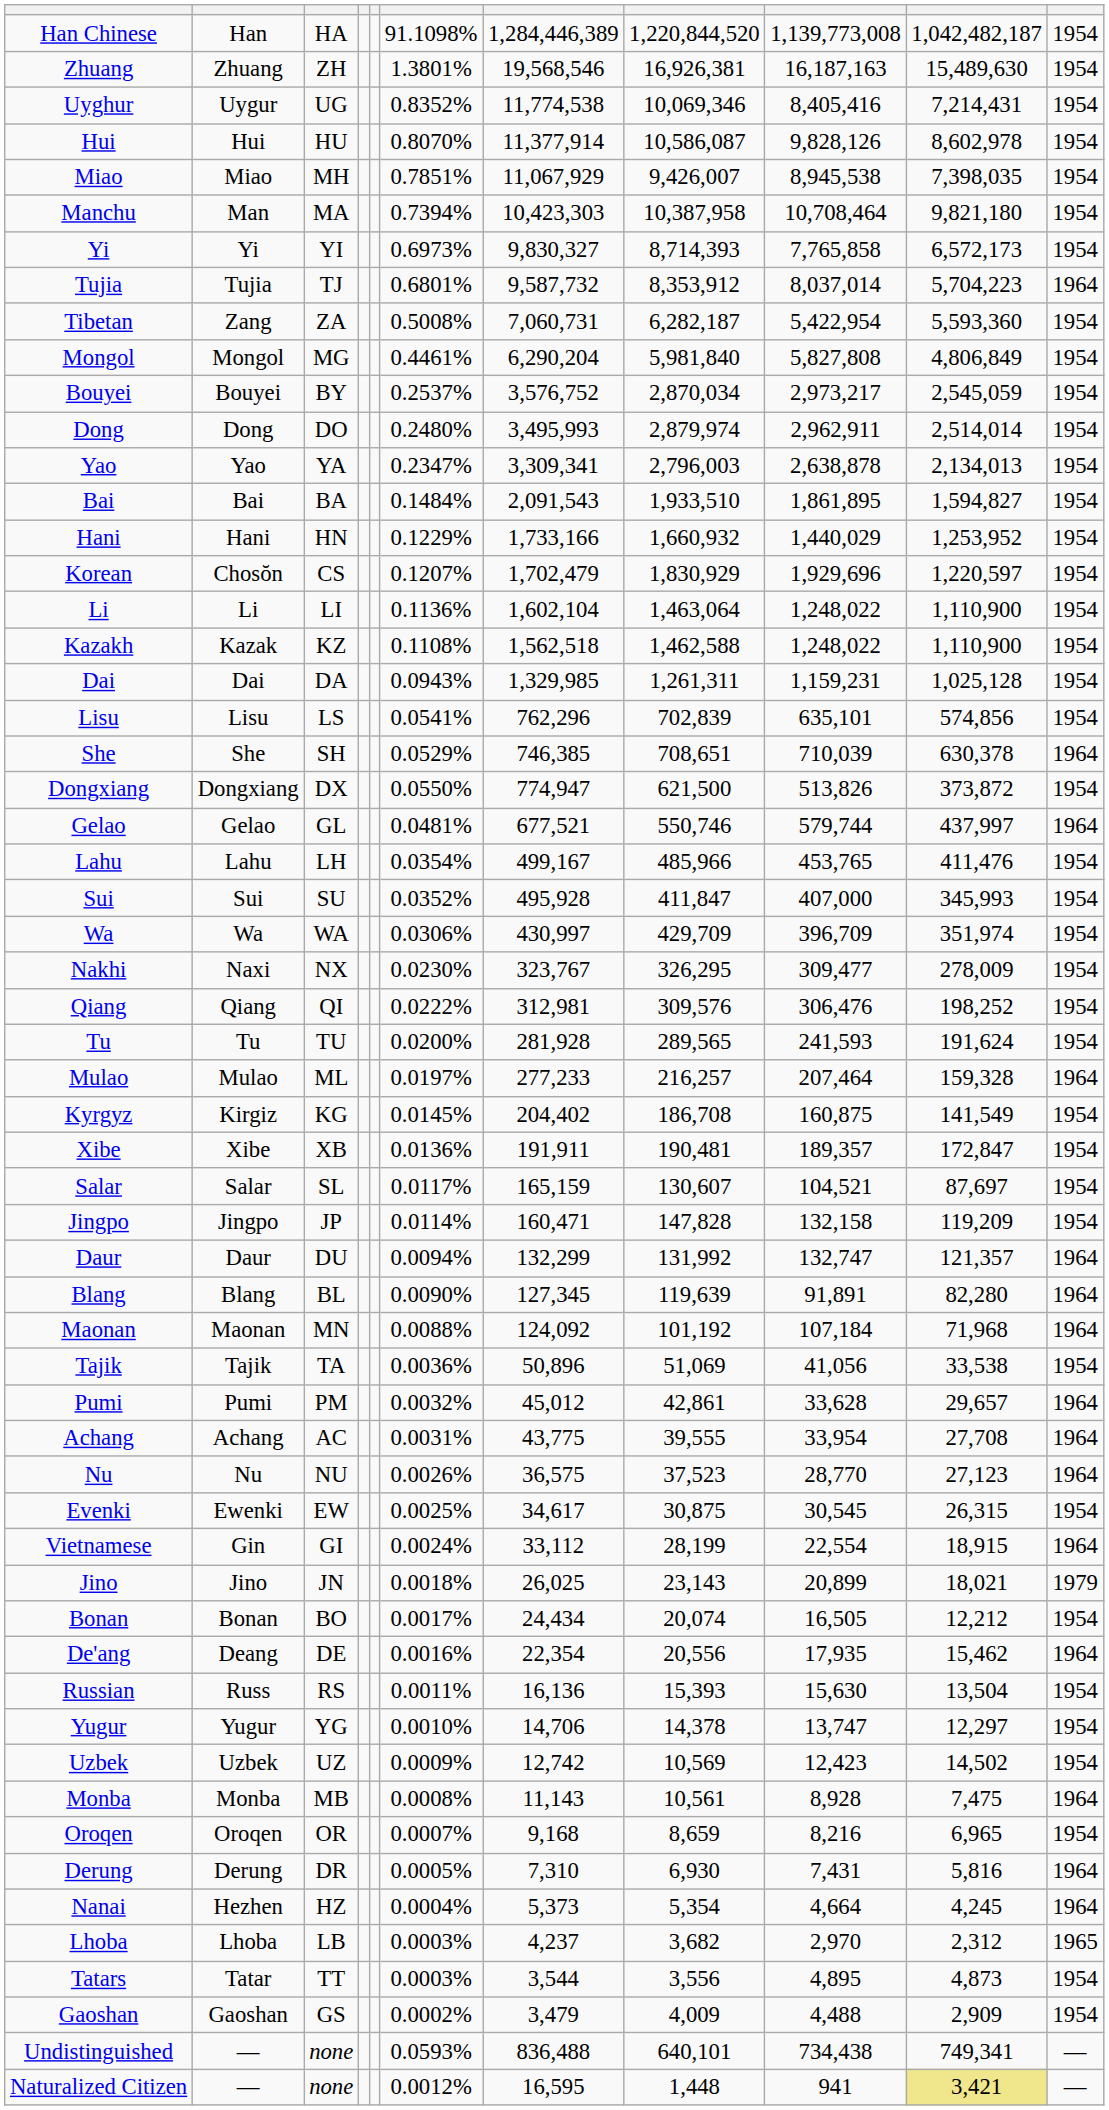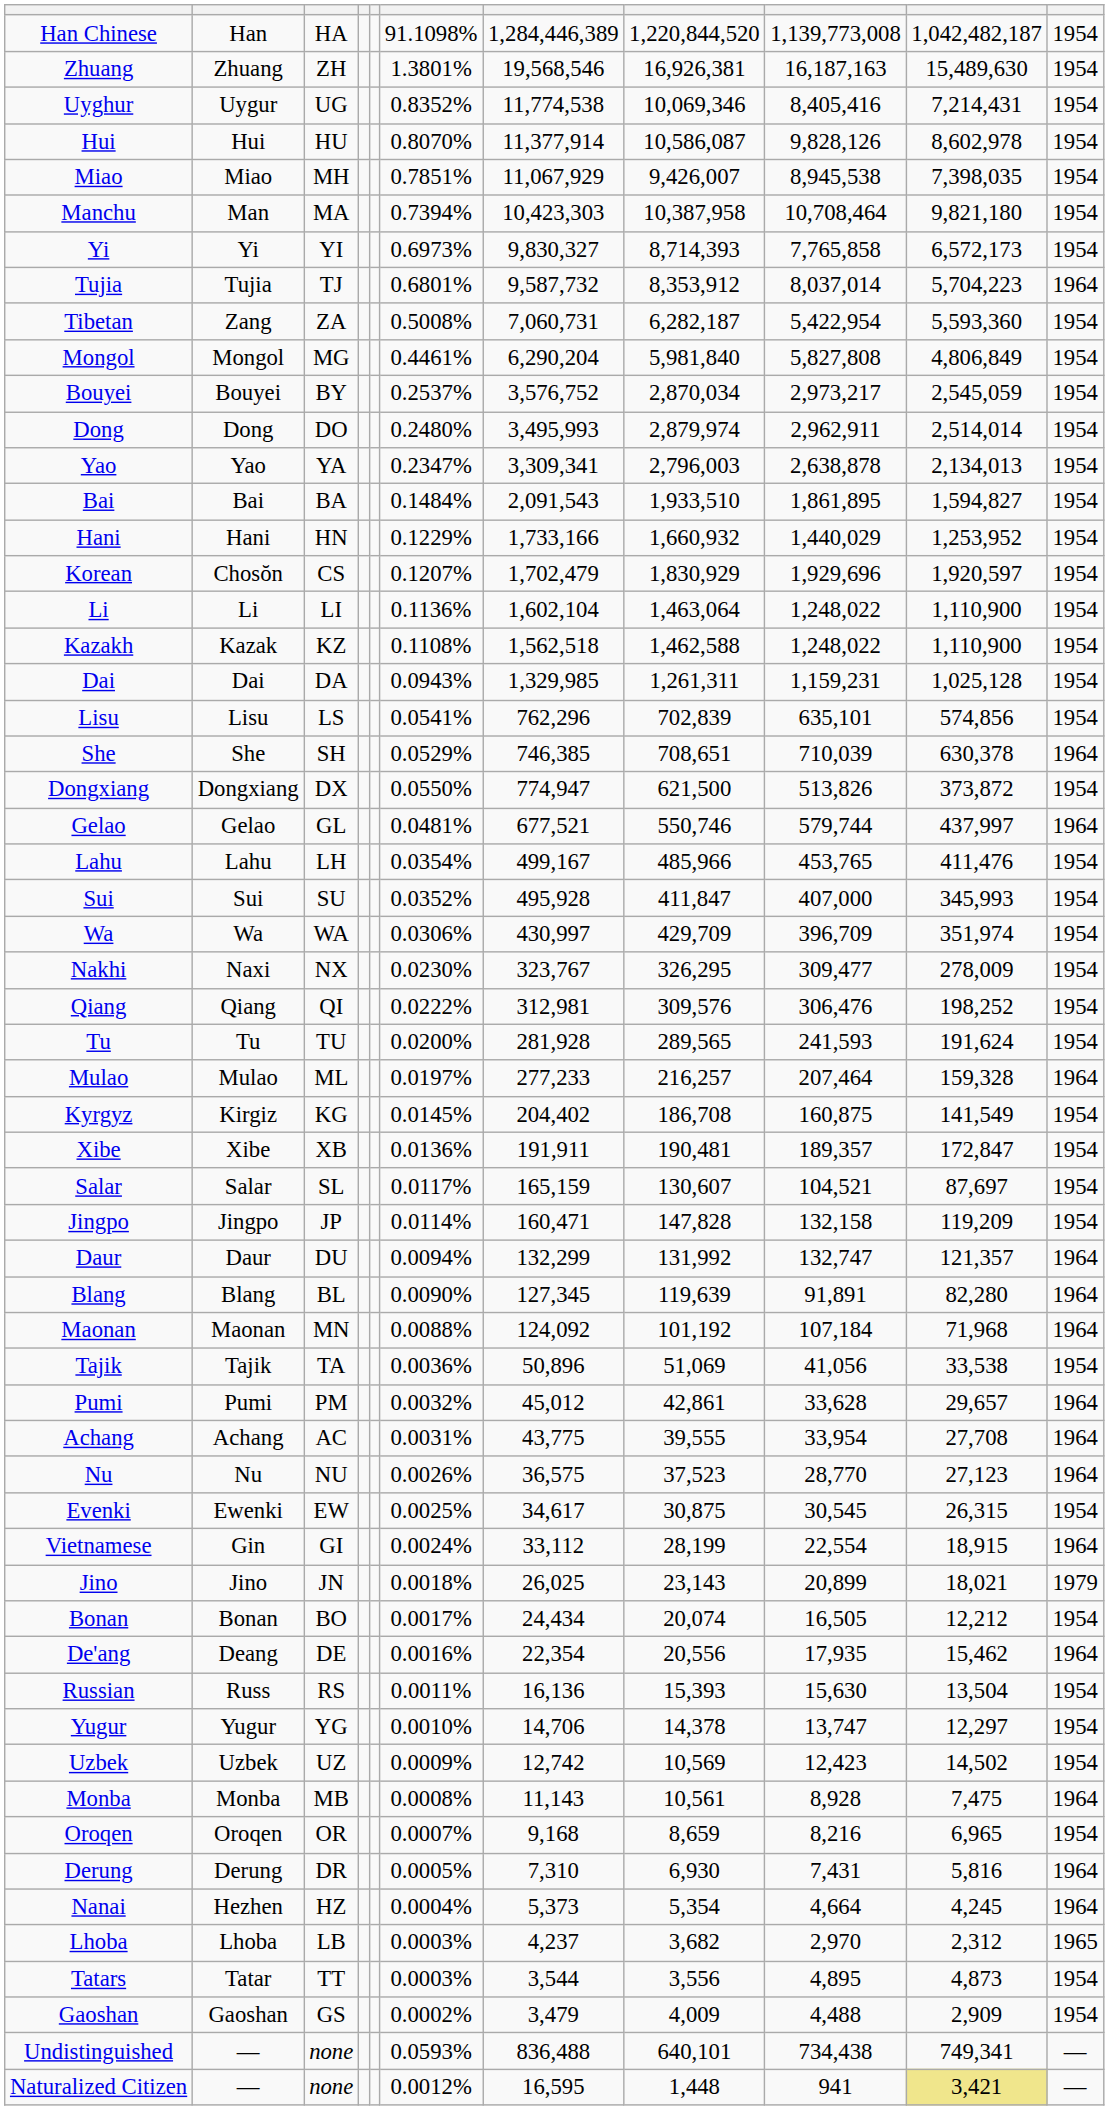(977, 573) 1,220,597 -> (977, 573) 1,920,597
